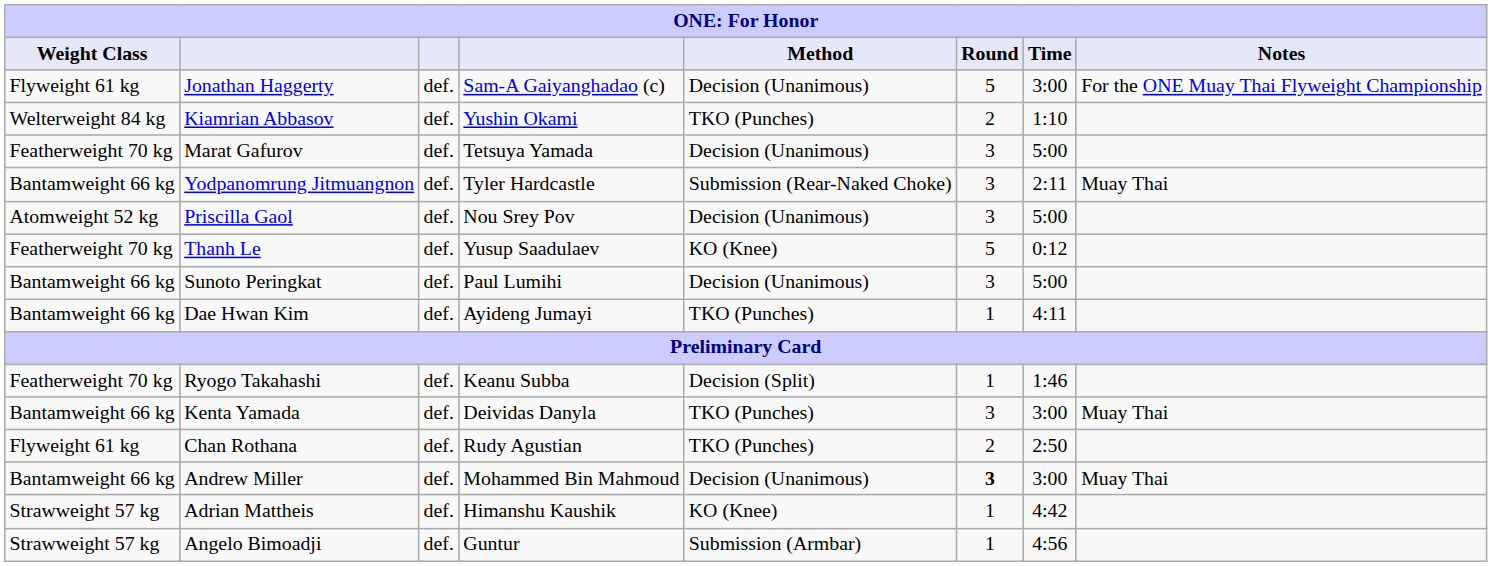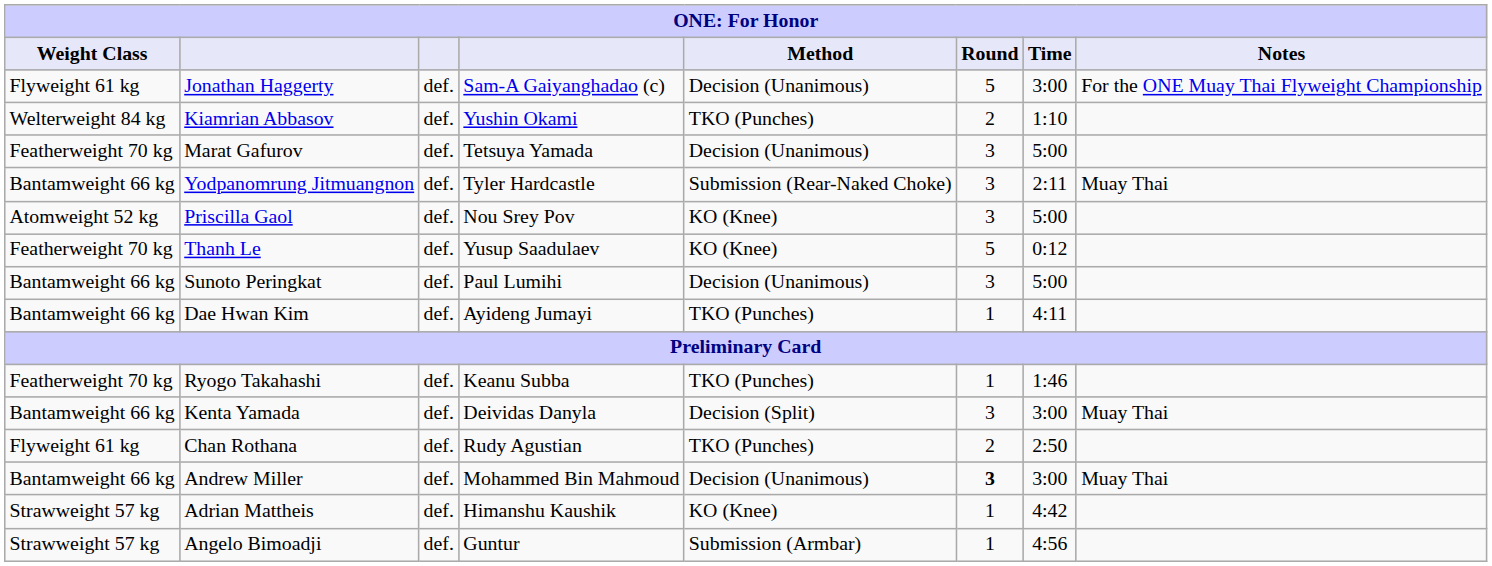(779, 216) Decision (Unanimous) -> (733, 216) KO (Knee)
(752, 380) Decision (Split) -> (751, 380) TKO (Punches)
(751, 412) TKO (Punches) -> (752, 412) Decision (Split)
